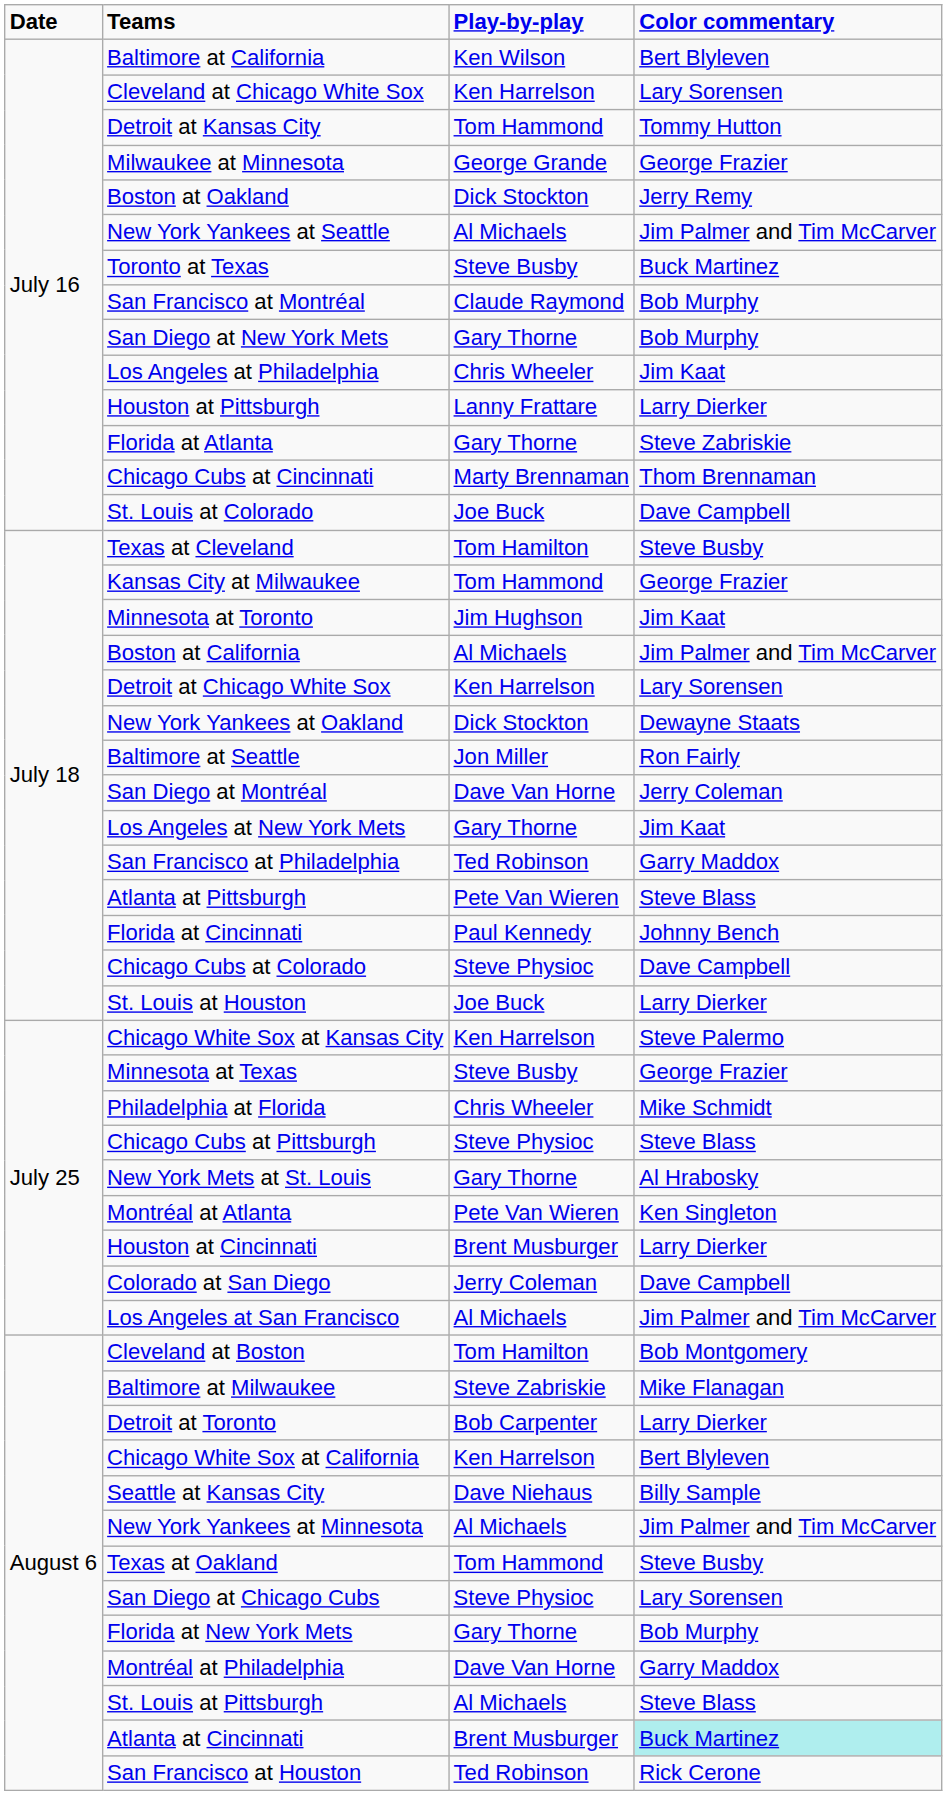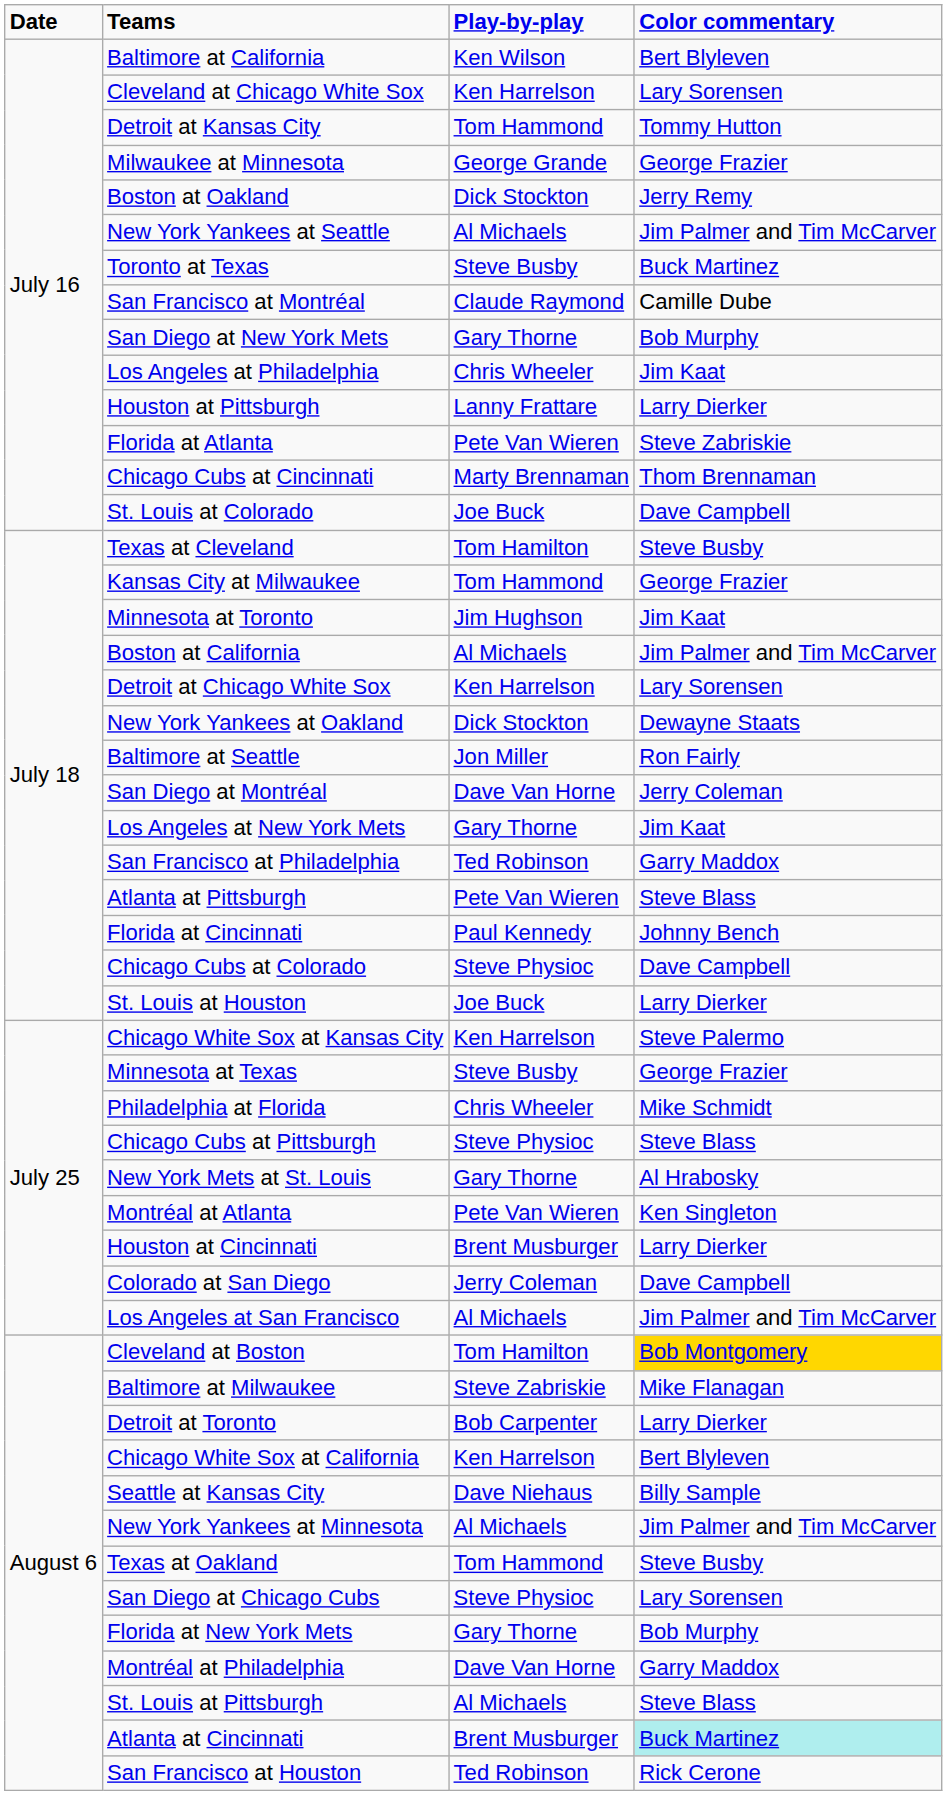(699, 302) Bob Murphy -> (706, 302) Camille Dube
(515, 442) Gary Thorne -> (536, 442) Pete Van Wieren
(723, 1352) no background -> (723, 1352) gold background
